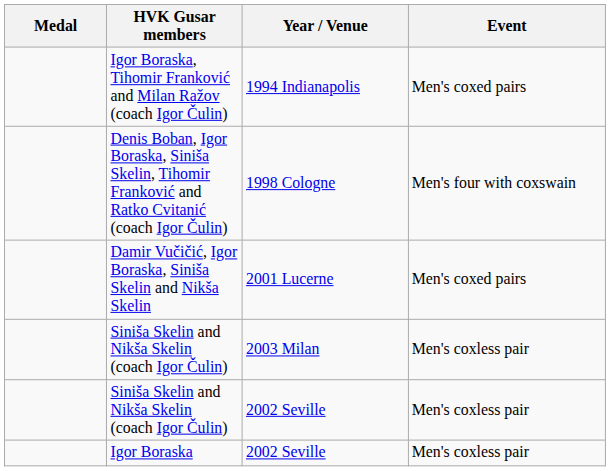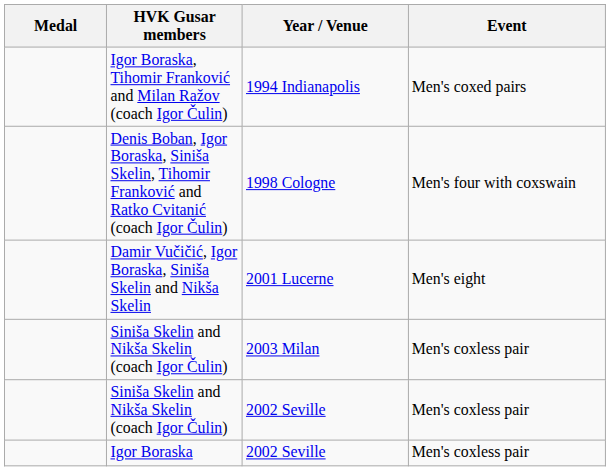(469, 279) Men's coxed pairs -> (449, 279) Men's eight
